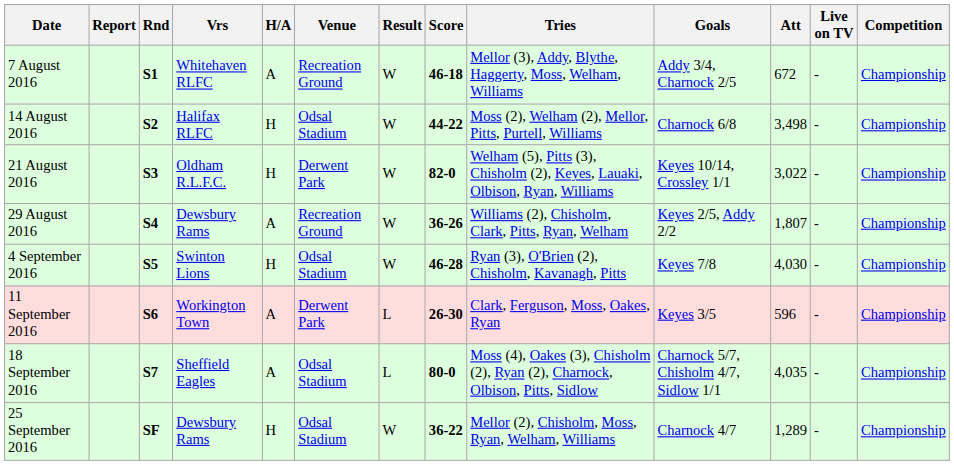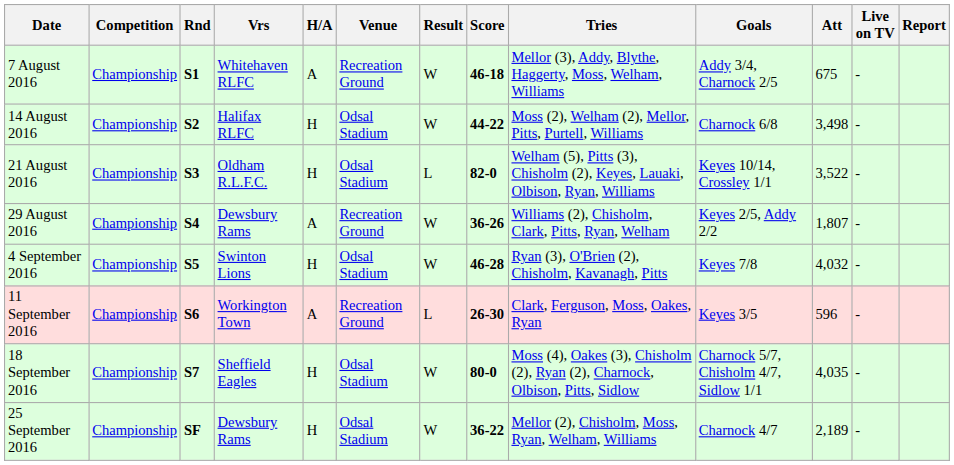columns swapped: (903, 24) <-> (114, 24)
(785, 74) 672 -> (826, 74) 675
(323, 173) Derwent Park -> (364, 173) Odsal Stadium
(389, 173) W -> (428, 173) L
(791, 173) 3,022 -> (832, 173) 3,522
(791, 264) 4,030 -> (832, 264) 4,032
(323, 314) Derwent Park -> (371, 314) Recreation Ground
(271, 372) A -> (312, 372) H
(387, 372) L -> (430, 372) W
(791, 430) 1,289 -> (832, 430) 2,189
